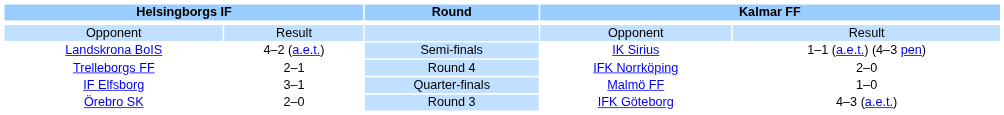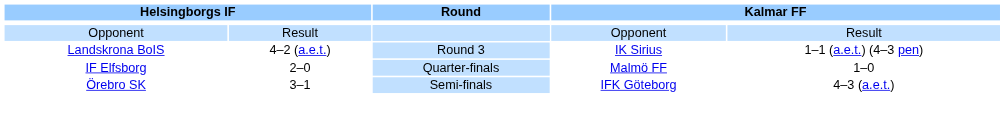(452, 50) Semi-finals -> (461, 50) Round 3
- row: (114, 67)
(294, 85) 3–1 -> (300, 67) 2–0
(294, 102) 2–0 -> (300, 85) 3–1
(452, 102) Round 3 -> (461, 85) Semi-finals
